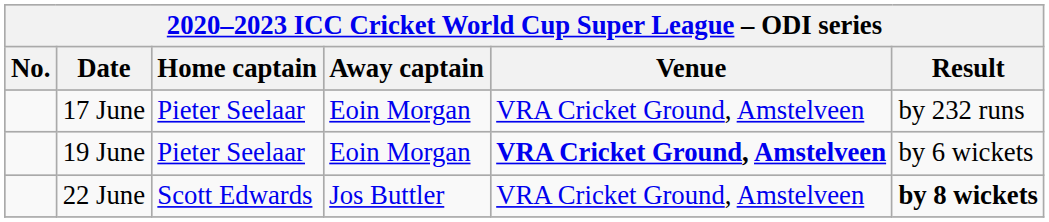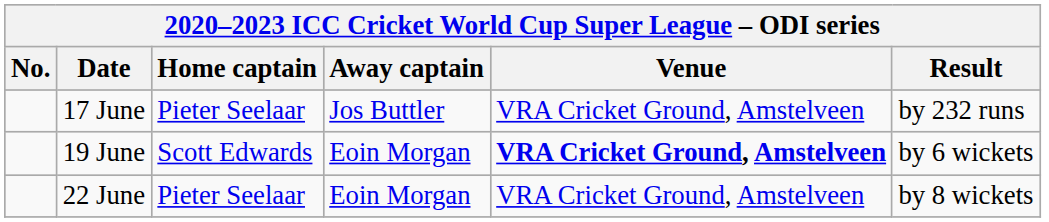(400, 110) Eoin Morgan -> (387, 110) Jos Buttler
(231, 152) Pieter Seelaar -> (235, 152) Scott Edwards
(235, 195) Scott Edwards -> (231, 195) Pieter Seelaar
(387, 195) Jos Buttler -> (400, 195) Eoin Morgan
(968, 195) bold -> (966, 195) normal
